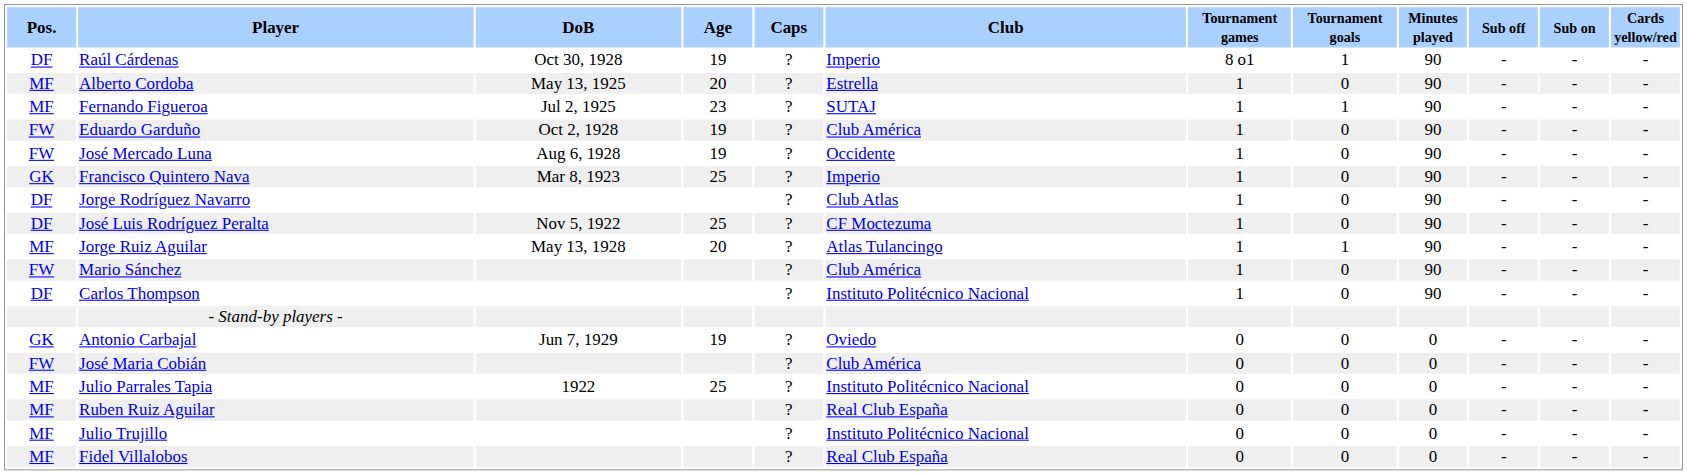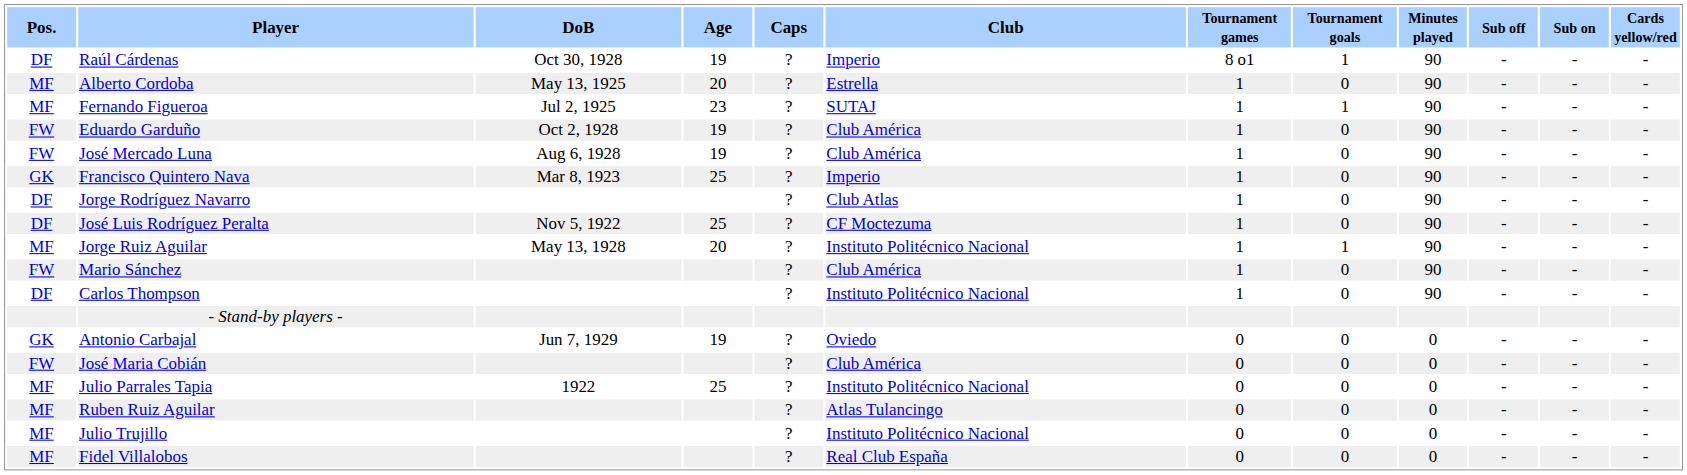(861, 153) Occidente -> (874, 153) Club América
(885, 246) Atlas Tulancingo -> (928, 246) Instituto Politécnico Nacional
(887, 409) Real Club España -> (885, 409) Atlas Tulancingo
